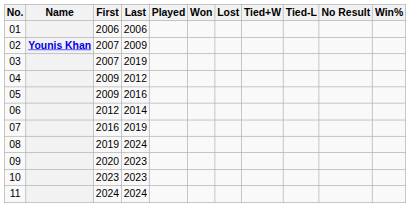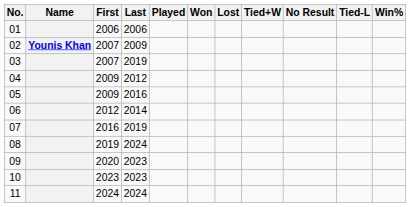columns swapped: (301, 12) <-> (346, 12)
